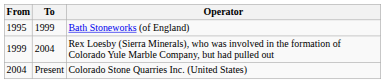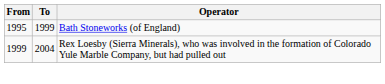- row: (158, 70)
